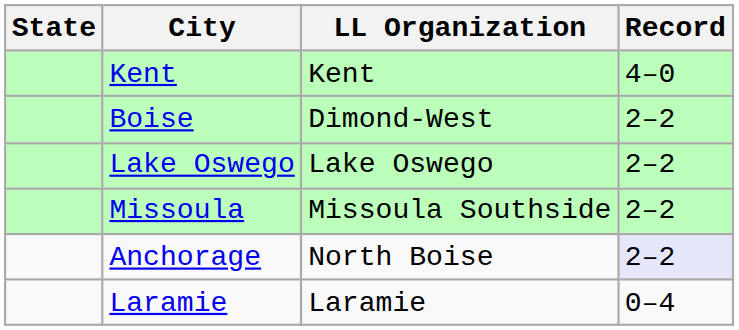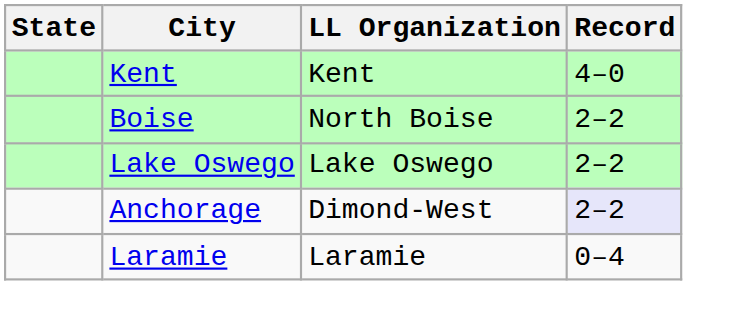(401, 119) Dimond-West -> (401, 119) North Boise
- row: (177, 211)
(401, 257) North Boise -> (401, 211) Dimond-West
